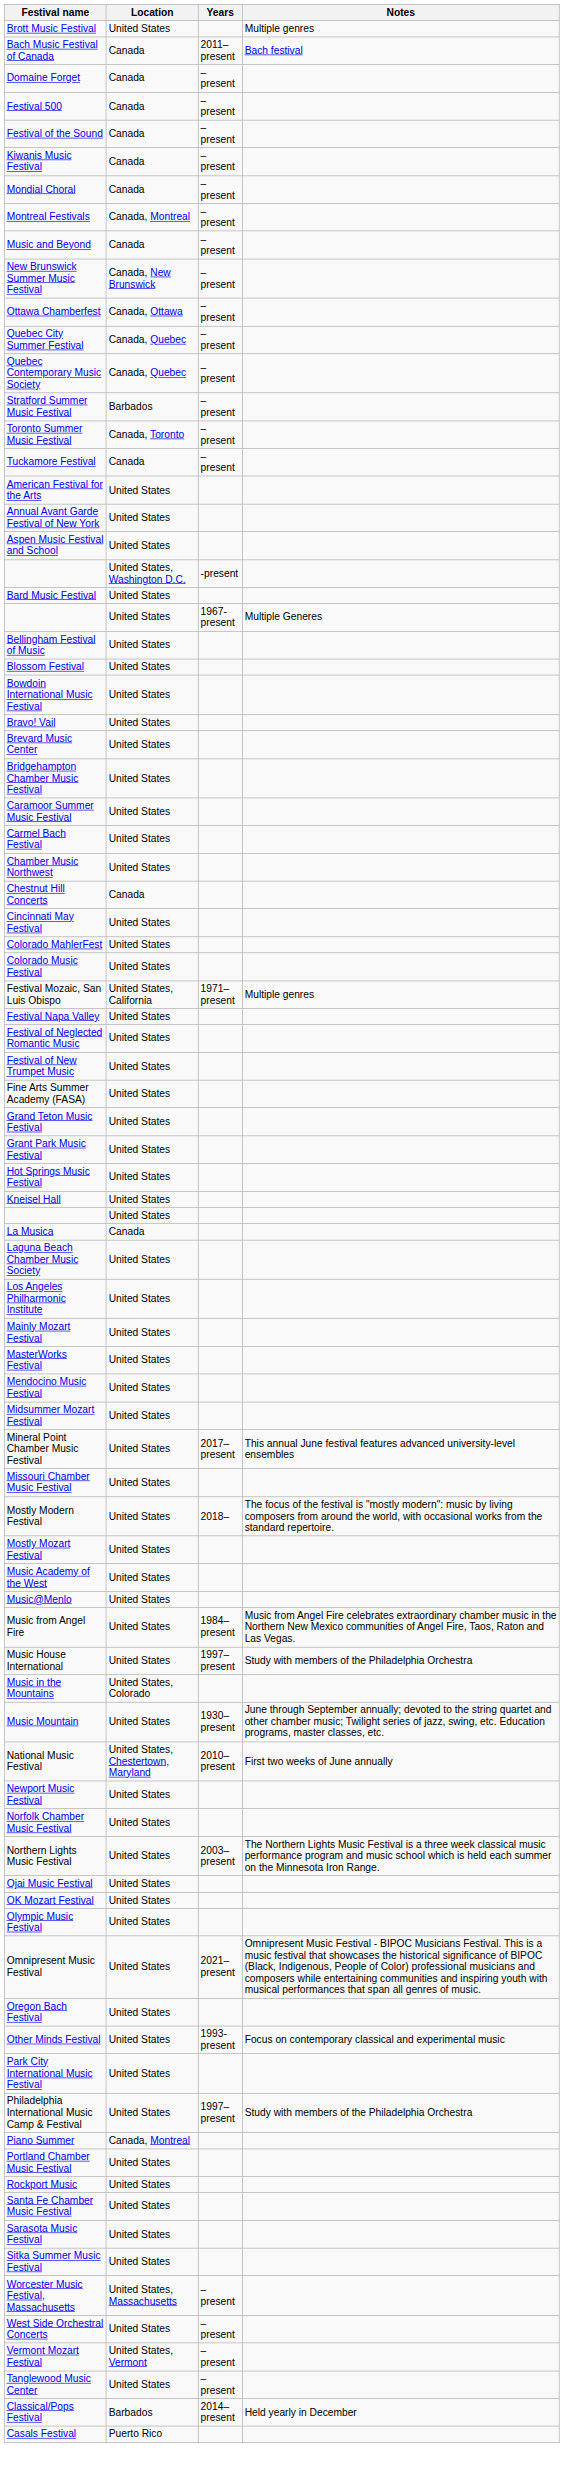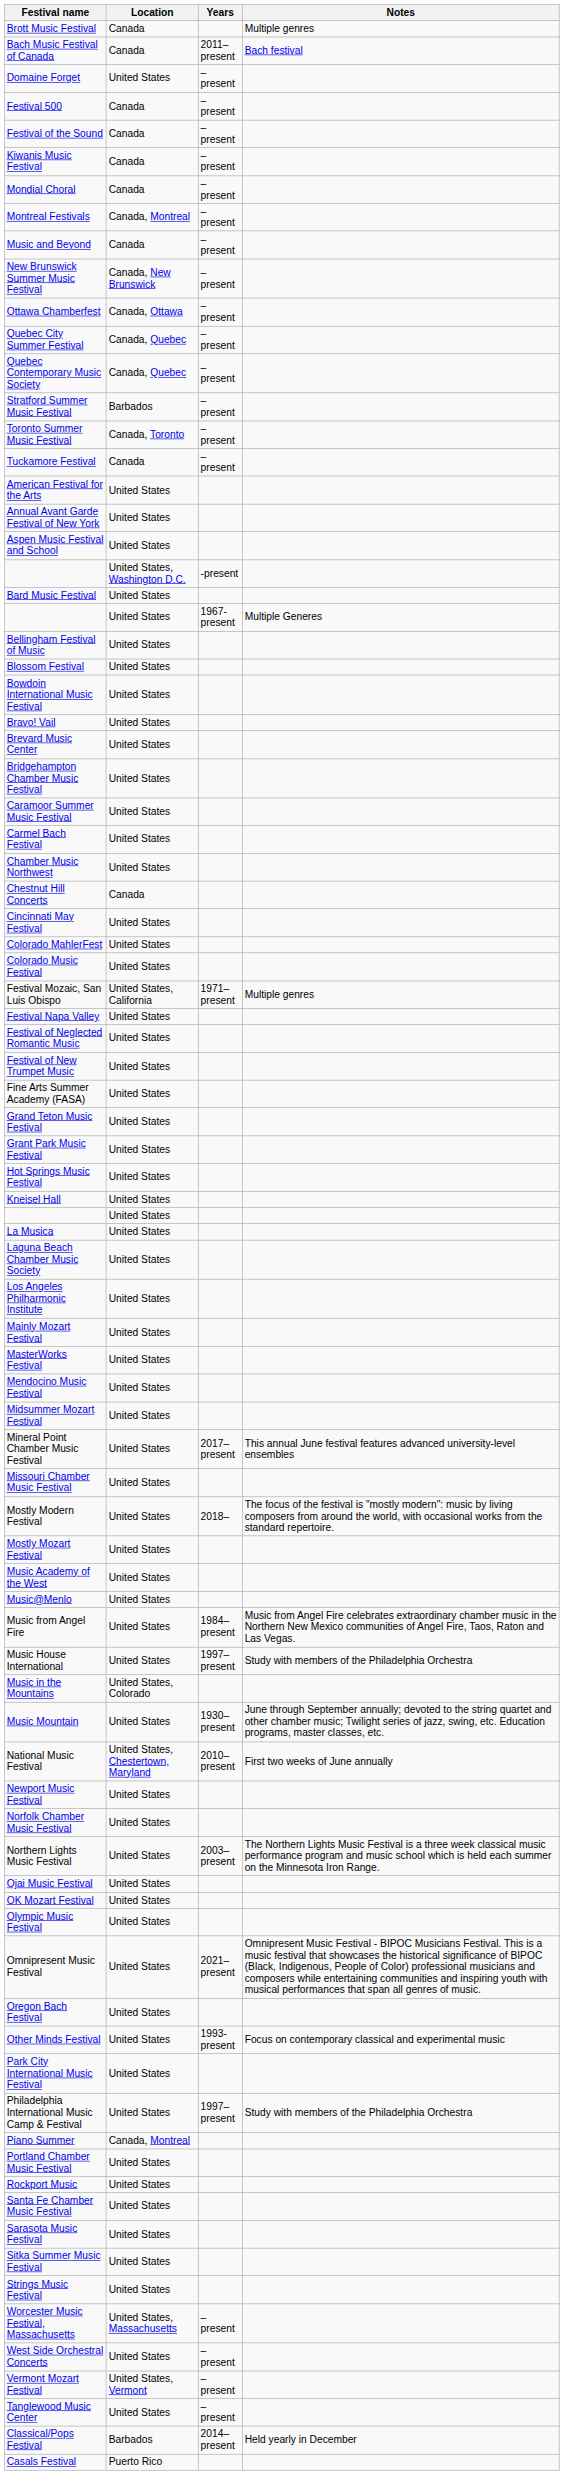(139, 28) United States -> (127, 28) Canada
(127, 78) Canada -> (139, 78) United States
(127, 1231) Canada -> (139, 1231) United States
+ row: (37, 2289)
